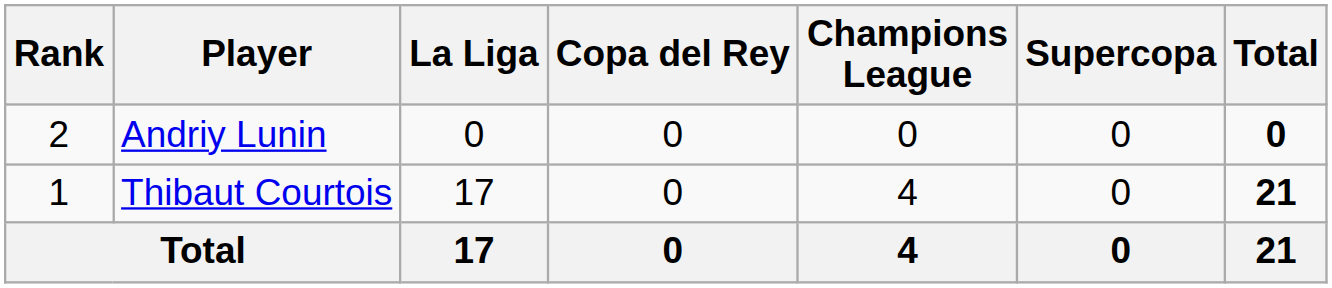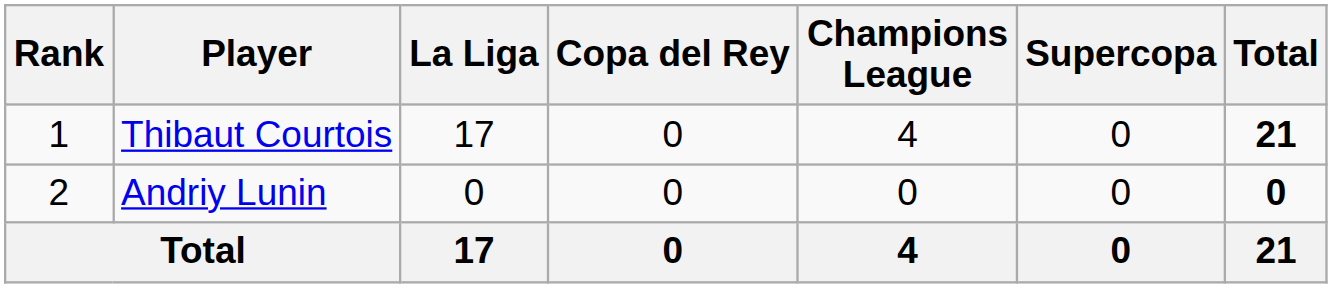rows swapped: (257, 192) <-> (224, 134)
